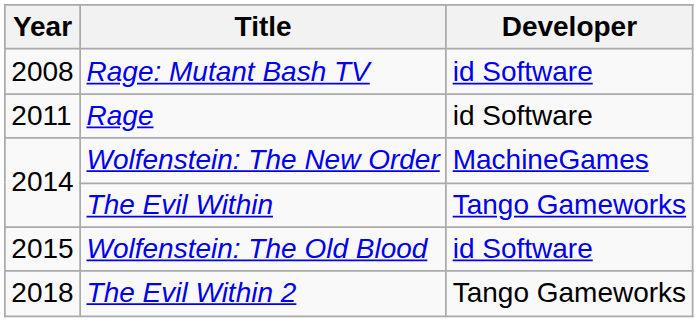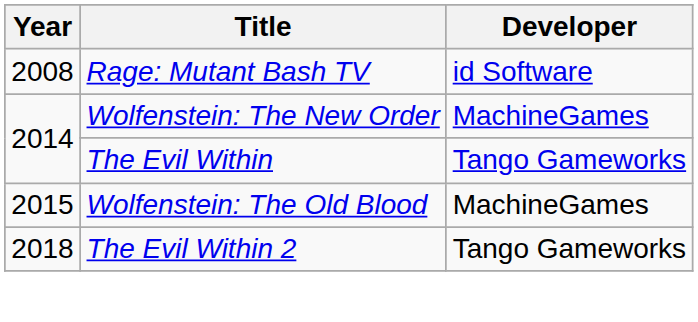- row: (120, 115)
(523, 248) id Software -> (551, 204) MachineGames
